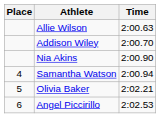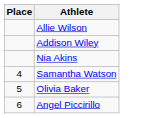- column: (137, 12)
